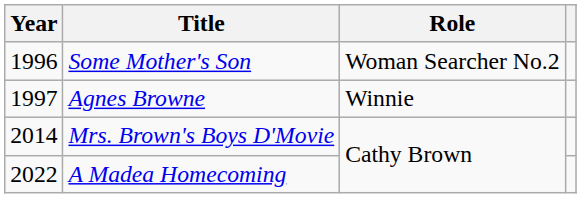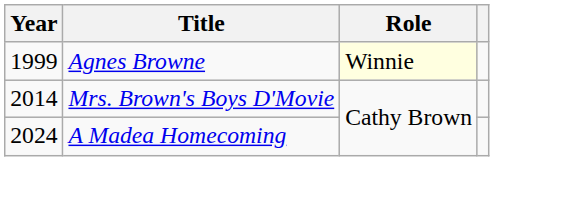- row: (160, 60)
(34, 98) 1997 -> (34, 60) 1999
(380, 98) no background -> (380, 60) lightyellow background
(34, 173) 2022 -> (34, 135) 2024
